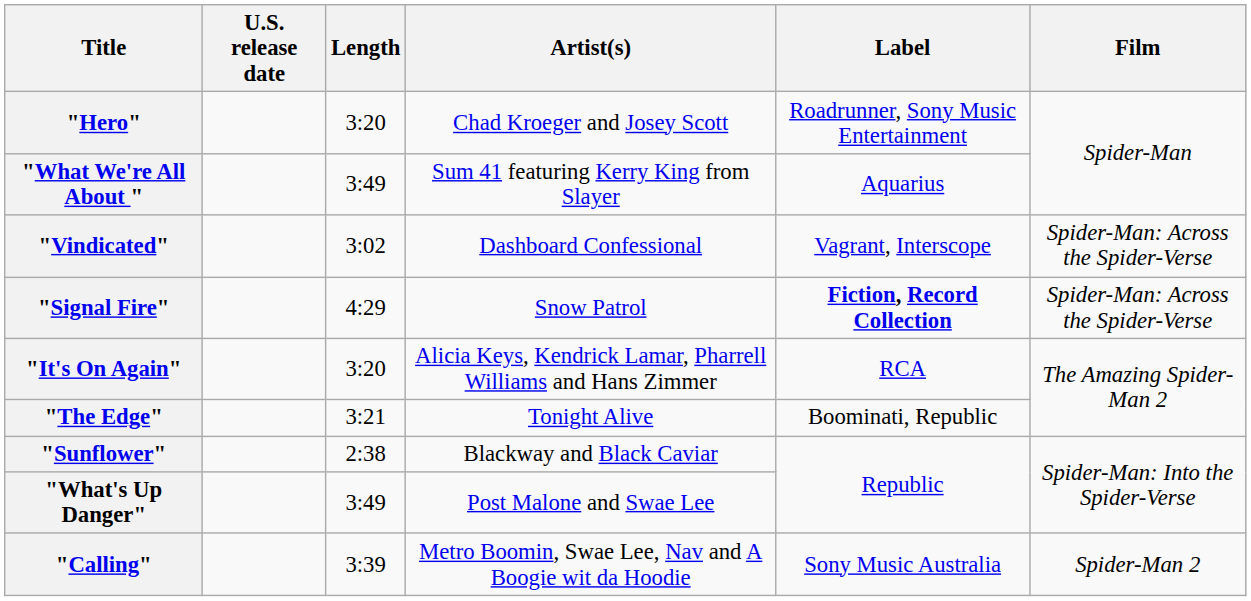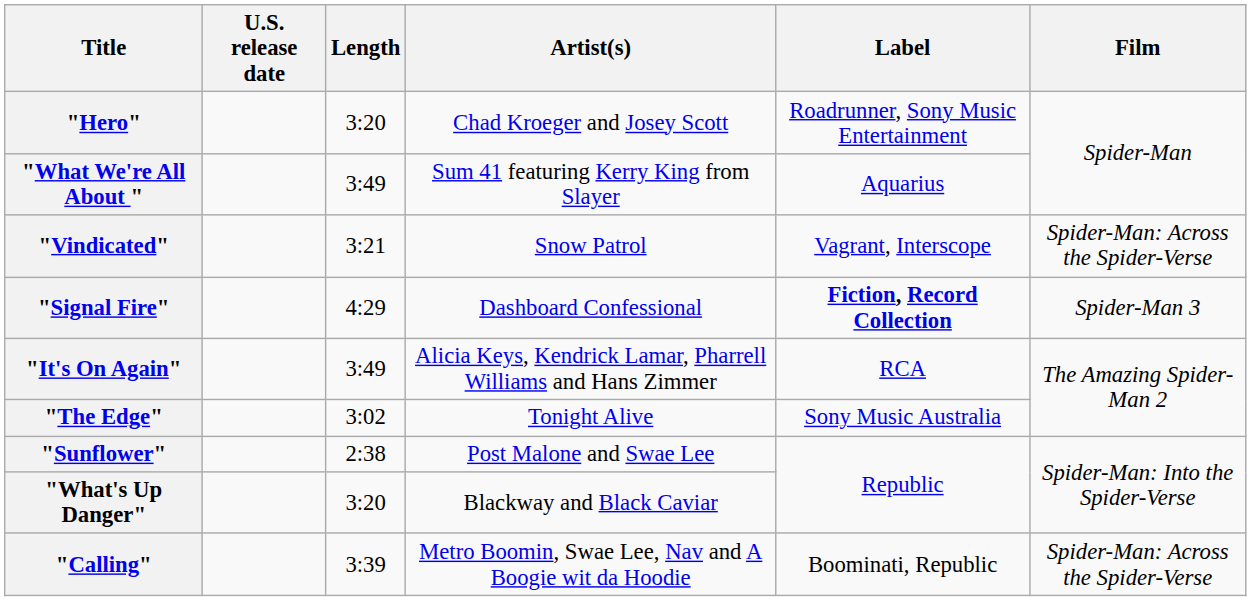(366, 245) 3:02 -> (366, 245) 3:21
(591, 245) Dashboard Confessional -> (591, 245) Snow Patrol
(591, 307) Snow Patrol -> (591, 307) Dashboard Confessional
(1138, 307) Spider-Man: Across the Spider-Verse -> (1138, 307) Spider-Man 3
(366, 368) 3:20 -> (366, 368) 3:49
(366, 417) 3:21 -> (366, 417) 3:02
(903, 417) Boominati, Republic -> (903, 417) Sony Music Australia
(591, 453) Blackway and Black Caviar -> (591, 453) Post Malone and Swae Lee
(366, 502) 3:49 -> (366, 502) 3:20
(591, 502) Post Malone and Swae Lee -> (591, 502) Blackway and Black Caviar
(903, 564) Sony Music Australia -> (903, 564) Boominati, Republic
(1138, 564) Spider-Man 2 -> (1138, 564) Spider-Man: Across the Spider-Verse
